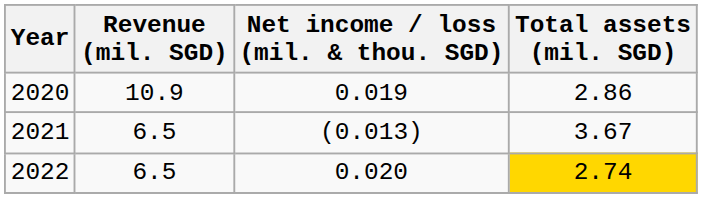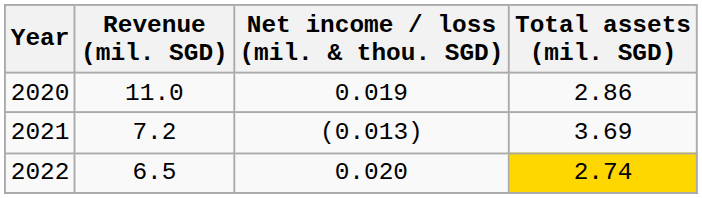(154, 93) 10.9 -> (154, 93) 11.0
(154, 133) 6.5 -> (154, 133) 7.2
(603, 133) 3.67 -> (603, 133) 3.69
